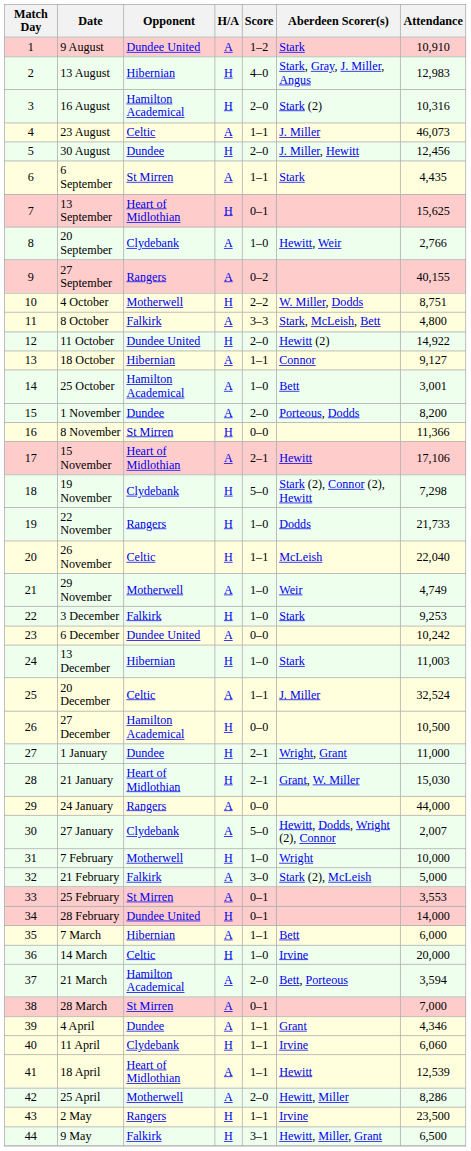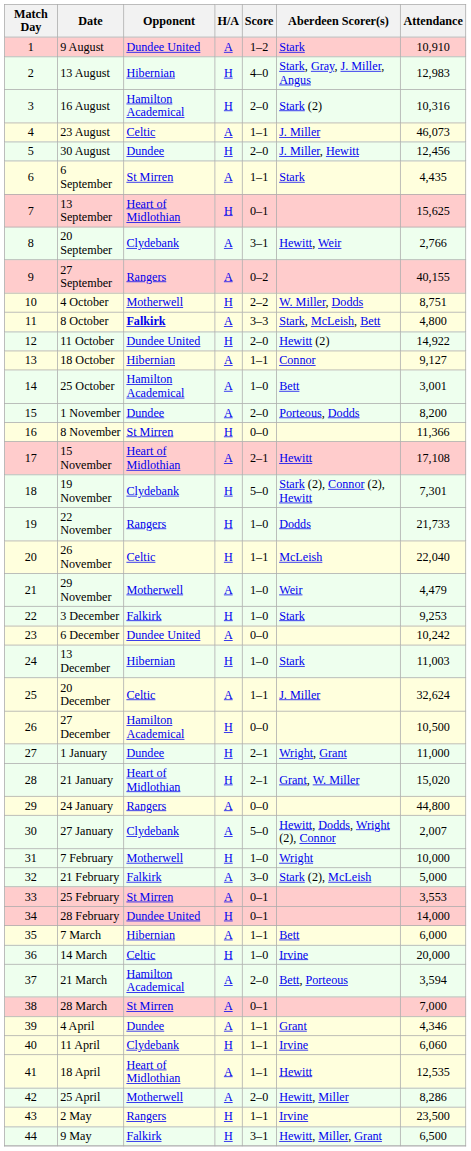(259, 243) 1–0 -> (259, 243) 3–1
(144, 322) normal -> (146, 322) bold
(433, 458) 17,106 -> (433, 458) 17,108
(433, 491) 7,298 -> (433, 491) 7,301
(433, 590) 4,749 -> (433, 590) 4,479
(433, 694) 32,524 -> (433, 694) 32,624
(433, 779) 15,030 -> (433, 779) 15,020
(433, 805) 44,000 -> (433, 805) 44,800
(433, 1071) 12,539 -> (433, 1071) 12,535
